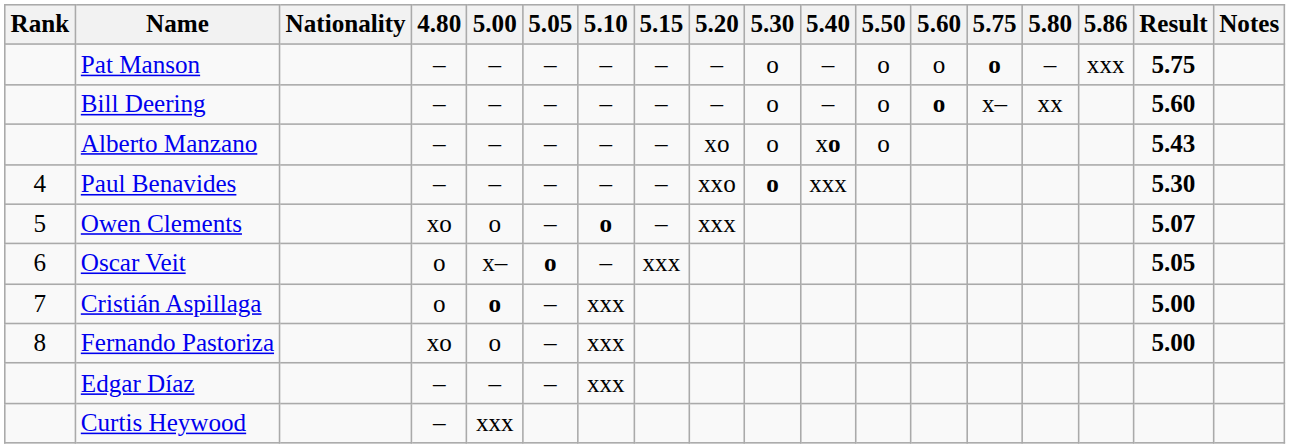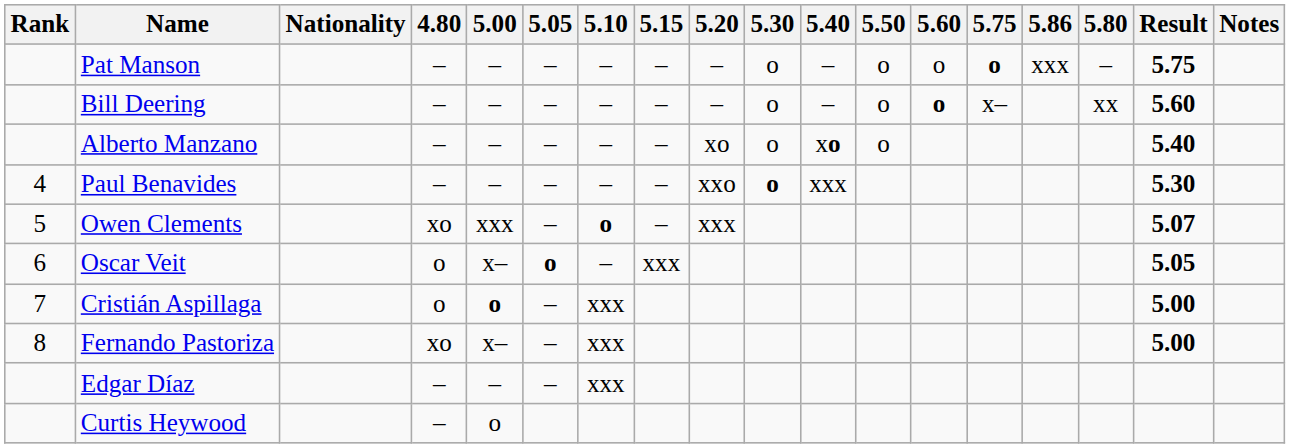columns swapped: (1050, 24) <-> (1106, 24)
(1173, 143) 5.43 -> (1173, 143) 5.40
(495, 223) o -> (495, 223) xxx
(495, 343) o -> (495, 343) x–
(495, 422) xxx -> (495, 422) o
